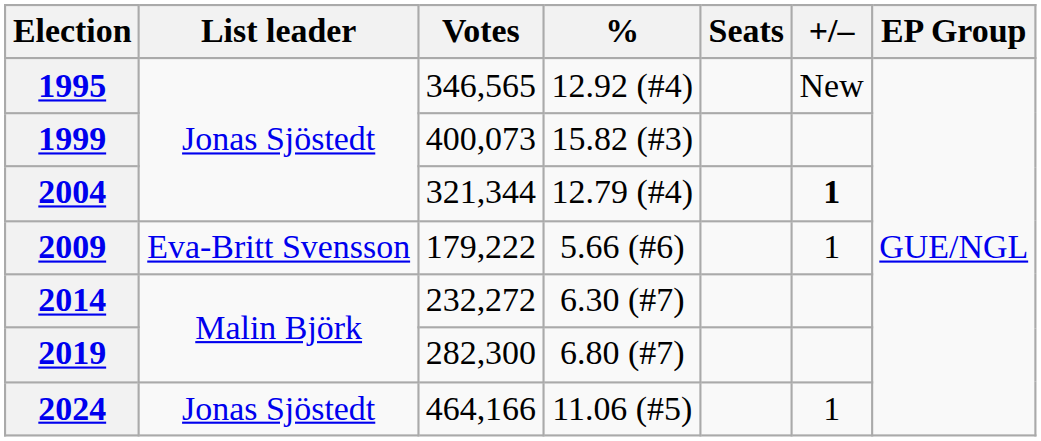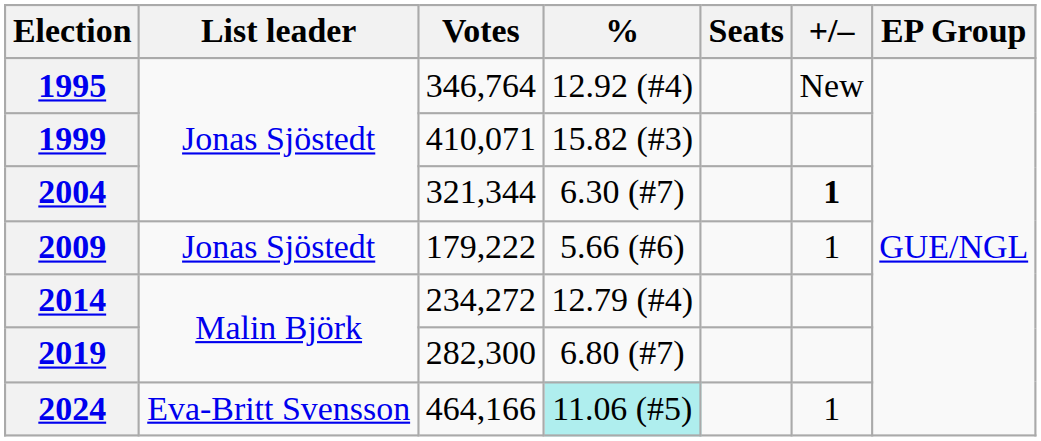(481, 85) 346,565 -> (481, 85) 346,764
(481, 138) 400,073 -> (481, 138) 410,071
(622, 192) 12.79 (#4) -> (622, 192) 6.30 (#7)
(279, 246) Eva-Britt Svensson -> (279, 246) Jonas Sjöstedt
(481, 300) 232,272 -> (481, 300) 234,272
(622, 300) 6.30 (#7) -> (622, 300) 12.79 (#4)
(279, 407) Jonas Sjöstedt -> (279, 407) Eva-Britt Svensson
(622, 407) no background -> (622, 407) paleturquoise background
